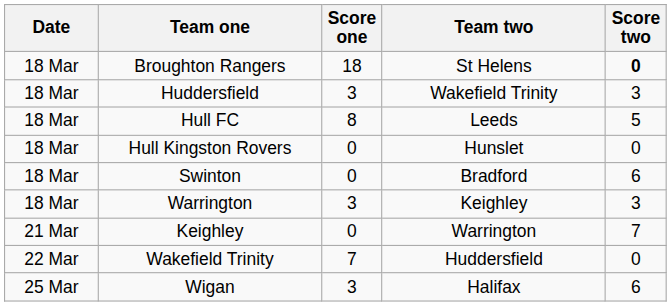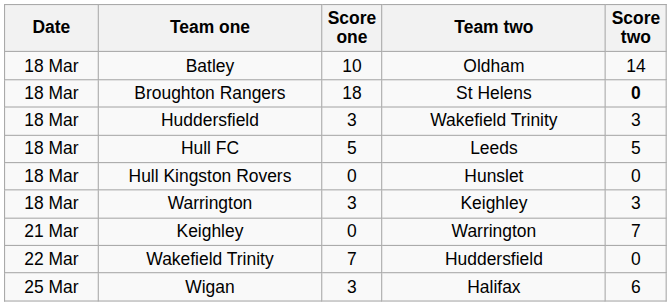+ row: (210, 65)
(352, 120) 8 -> (352, 148) 5
- row: (210, 176)
